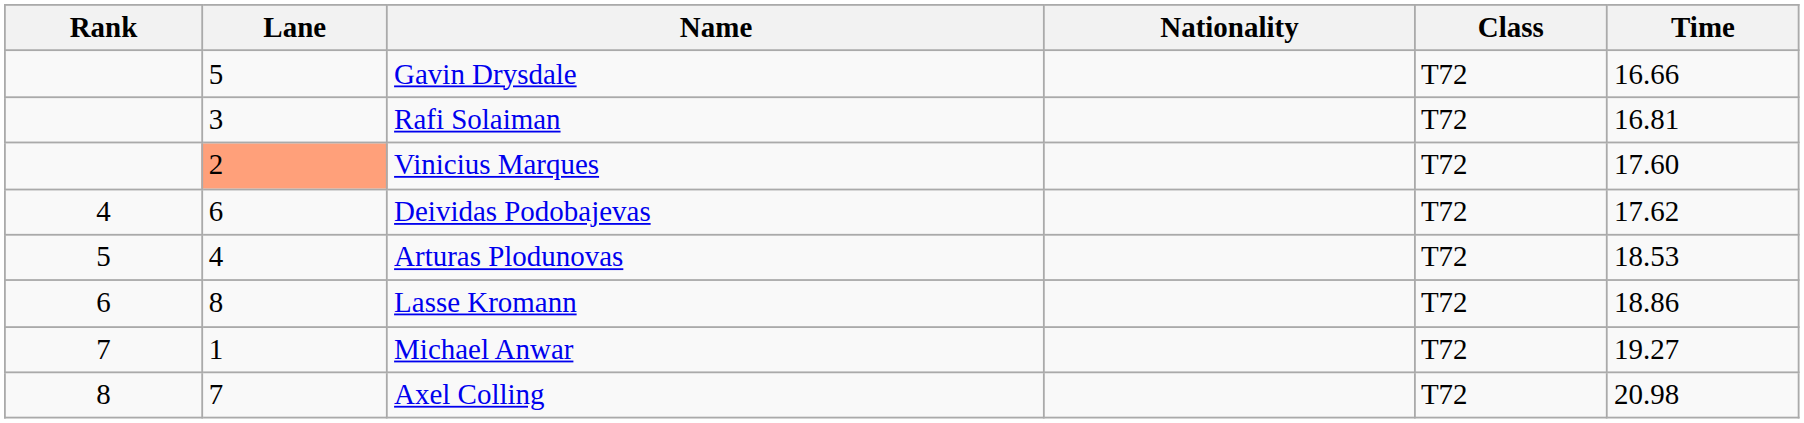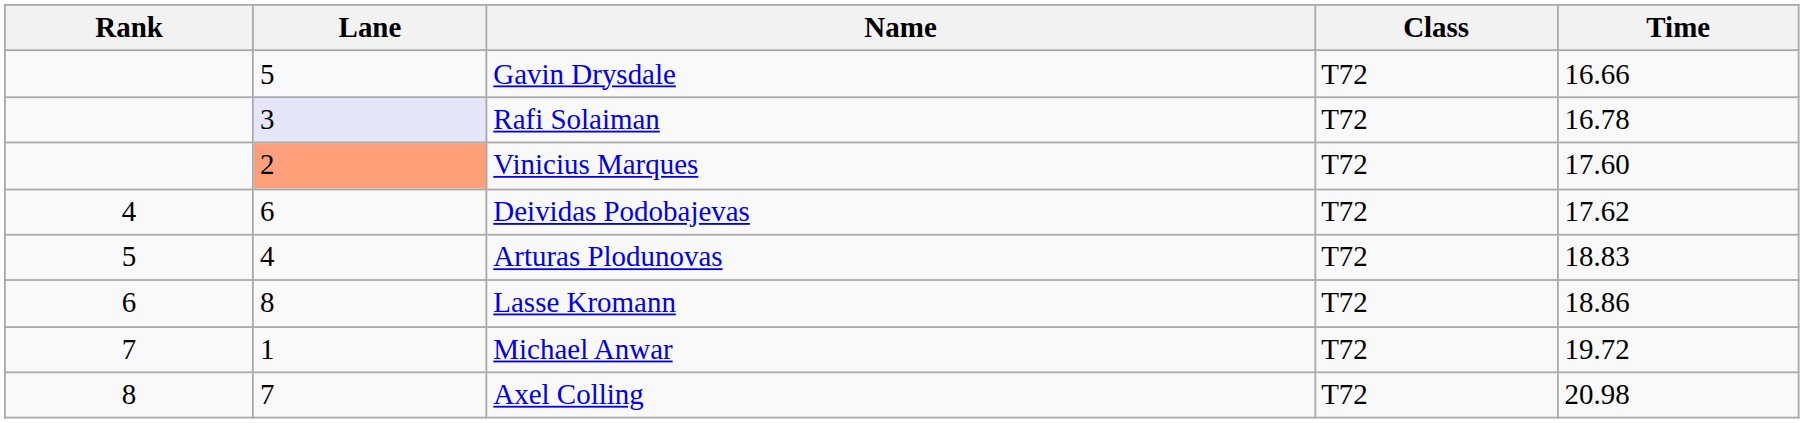- column: (1229, 27)
(216, 119) no background -> (267, 119) lavender background
(1647, 119) 16.81 -> (1597, 119) 16.78
(1647, 257) 18.53 -> (1597, 257) 18.83
(1647, 348) 19.27 -> (1597, 348) 19.72
